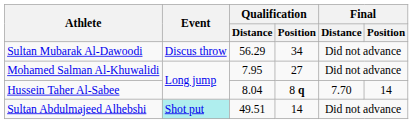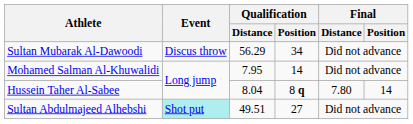(297, 71) 27 -> (297, 71) 14
(341, 90) 7.70 -> (341, 90) 7.80
(297, 109) 14 -> (297, 109) 27
